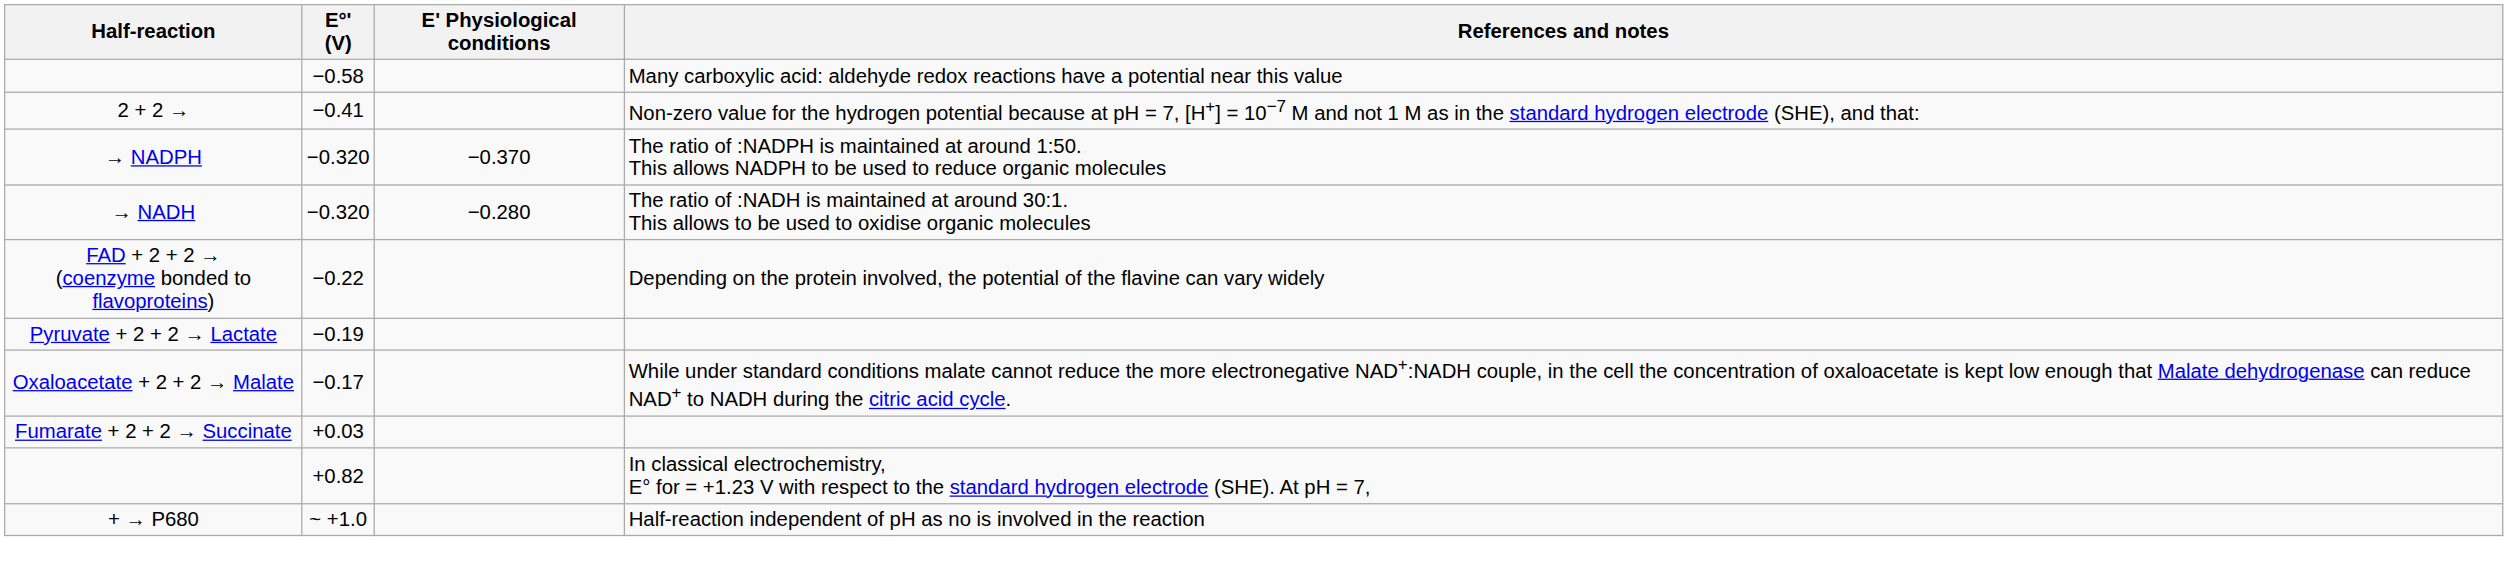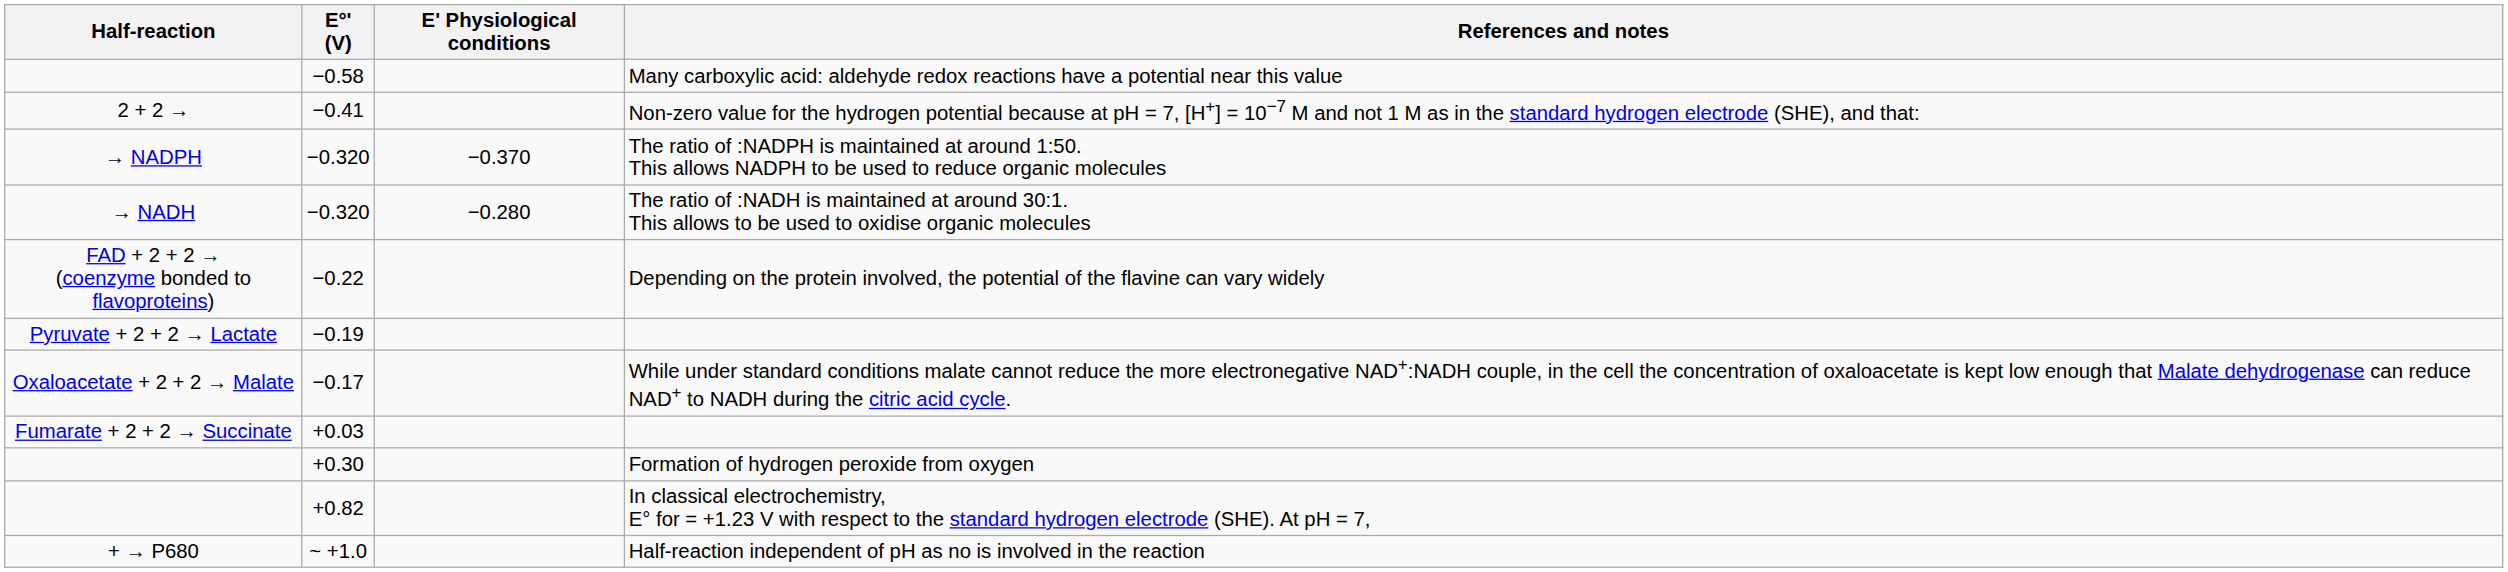+ row: (338, 464)
